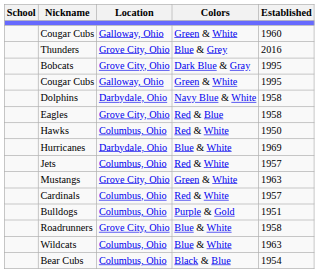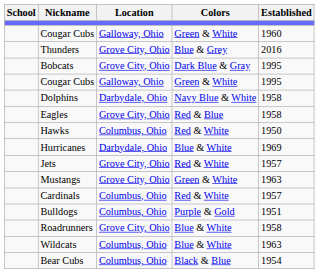(133, 163) Columbus, Ohio -> (134, 163) Grove City, Ohio
